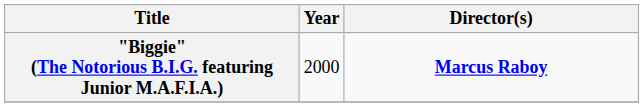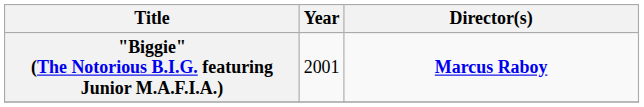(322, 67) 2000 -> (322, 67) 2001
